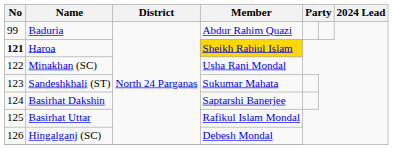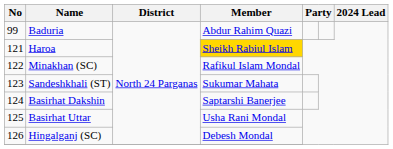(15, 48) bold -> (15, 48) normal
(244, 65) Usha Rani Mondal -> (251, 65) Rafikul Islam Mondal
(251, 118) Rafikul Islam Mondal -> (244, 118) Usha Rani Mondal
